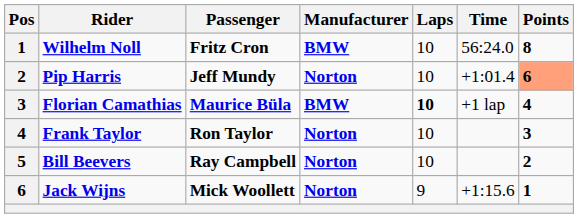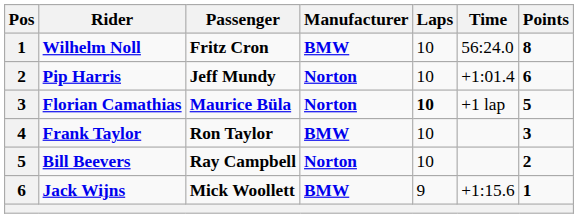(527, 76) lightsalmon background -> (527, 76) no background
(327, 104) BMW -> (330, 104) Norton
(527, 104) 4 -> (527, 104) 5
(330, 133) Norton -> (327, 133) BMW
(330, 190) Norton -> (327, 190) BMW
